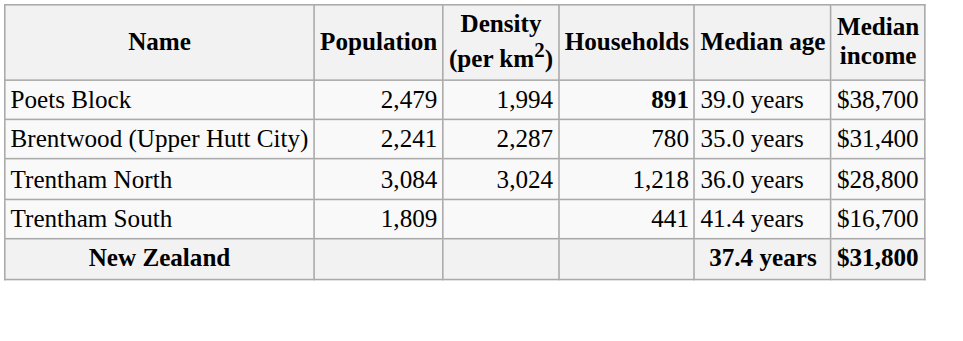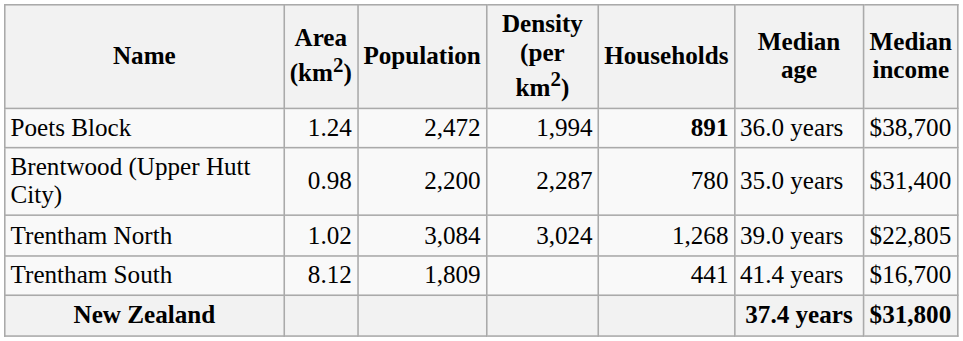+ column: (321, 56)
(409, 99) 2,479 -> (452, 127) 2,472
(752, 99) 39.0 years -> (792, 127) 36.0 years
(409, 139) 2,241 -> (452, 181) 2,200
(661, 178) 1,218 -> (700, 235) 1,268
(752, 178) 36.0 years -> (792, 235) 39.0 years
(878, 178) $28,800 -> (910, 235) $22,805
